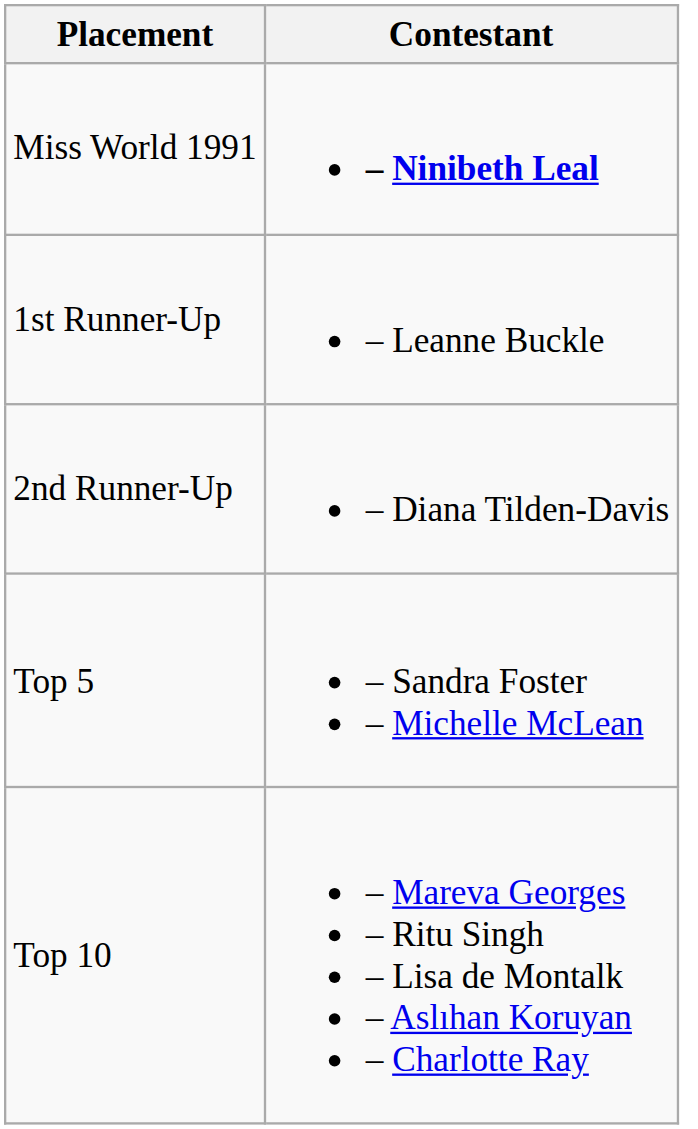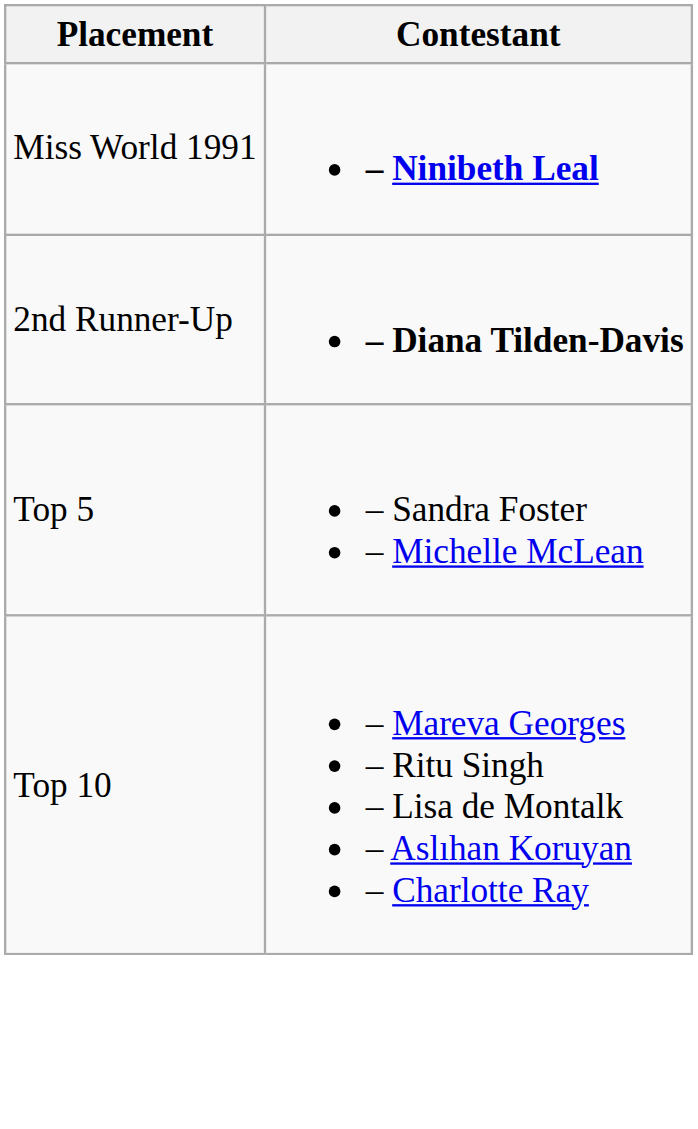- row: (117, 318)
(471, 510) normal -> (478, 340) bold
